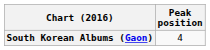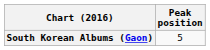(180, 38) 4 -> (180, 38) 5
